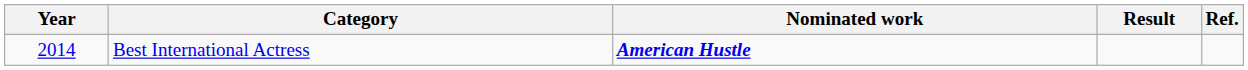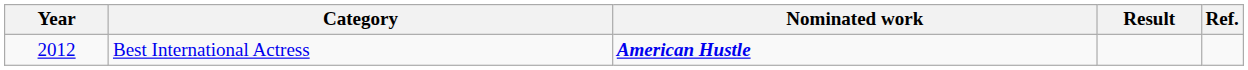(57, 49) 2014 -> (57, 49) 2012
